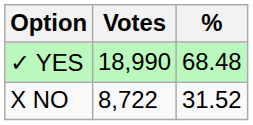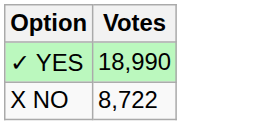- column: (212, 23)
